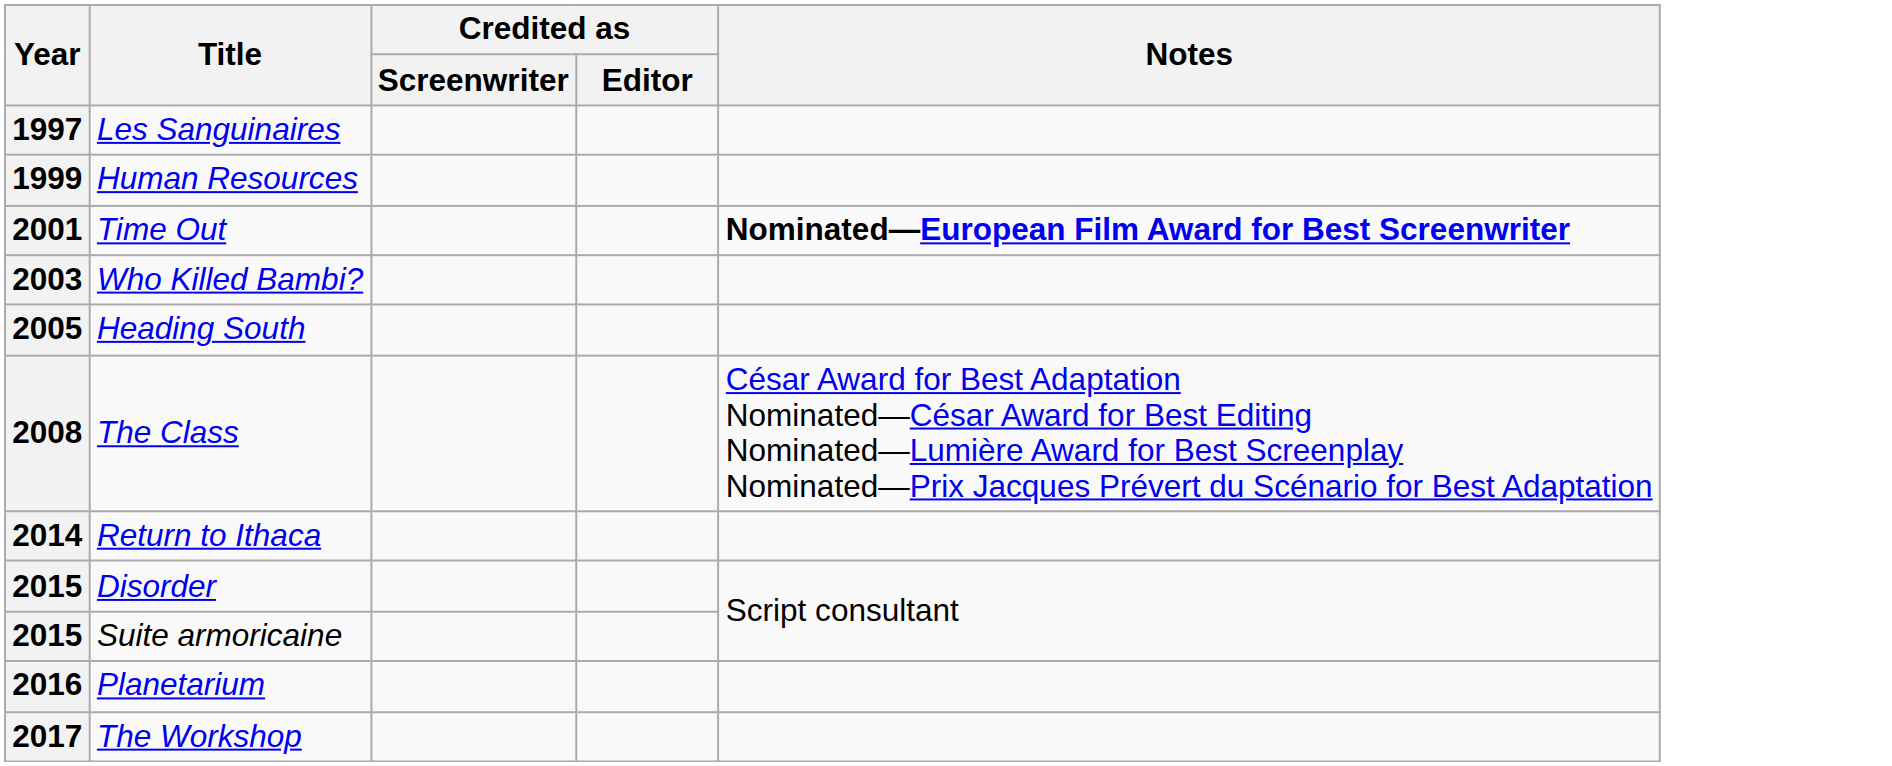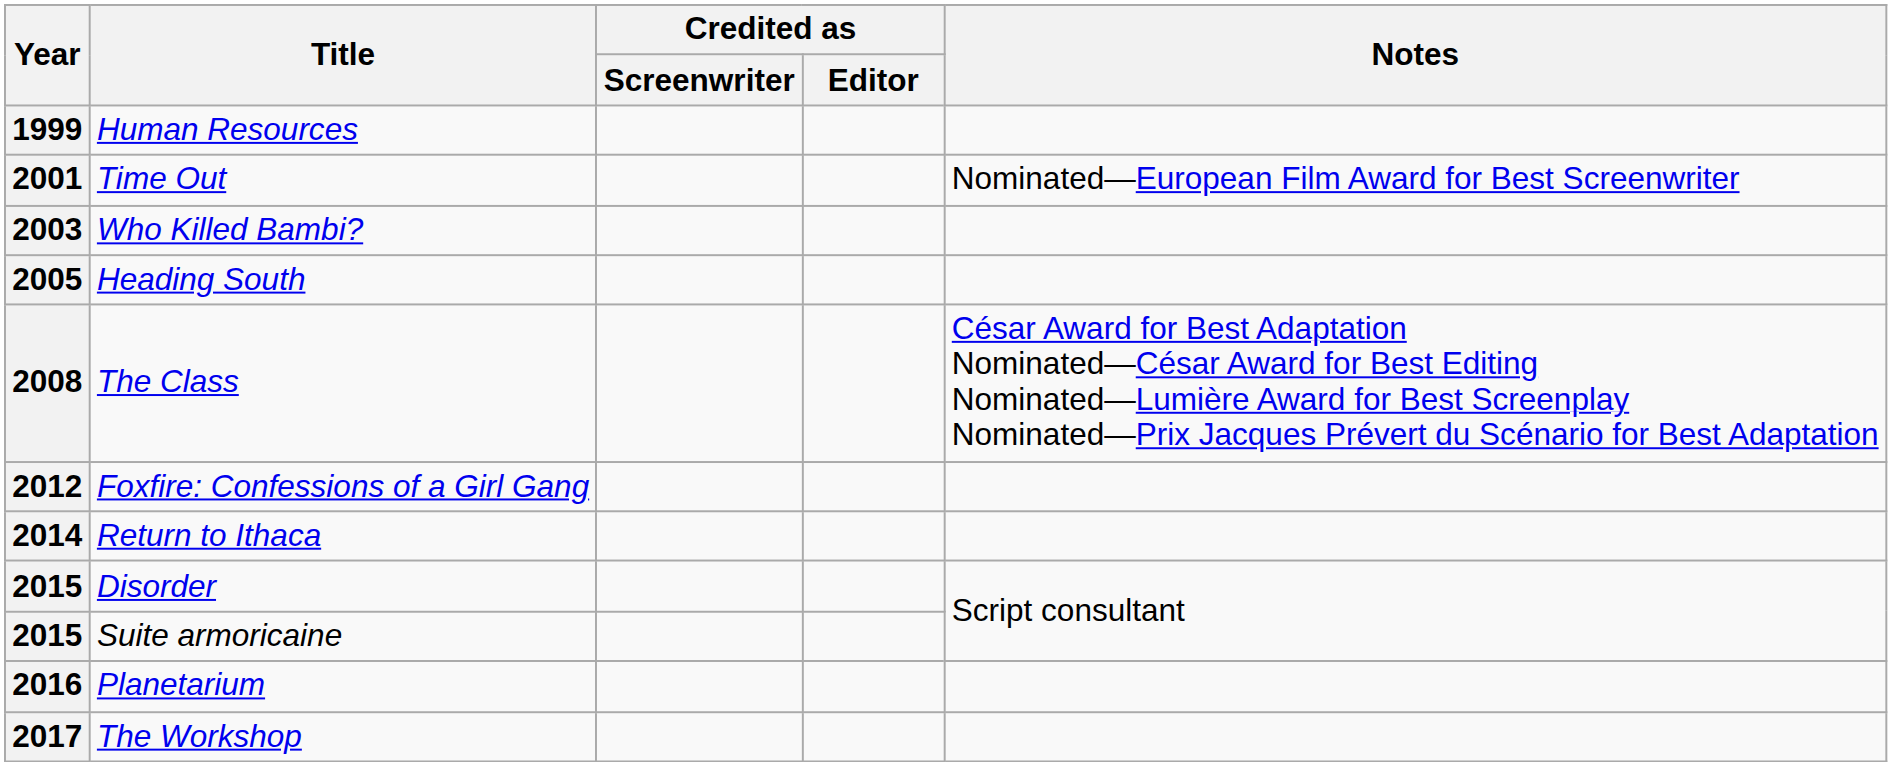- row: (47, 129)
(1148, 229) bold -> (1346, 179) normal
+ row: (47, 485)
